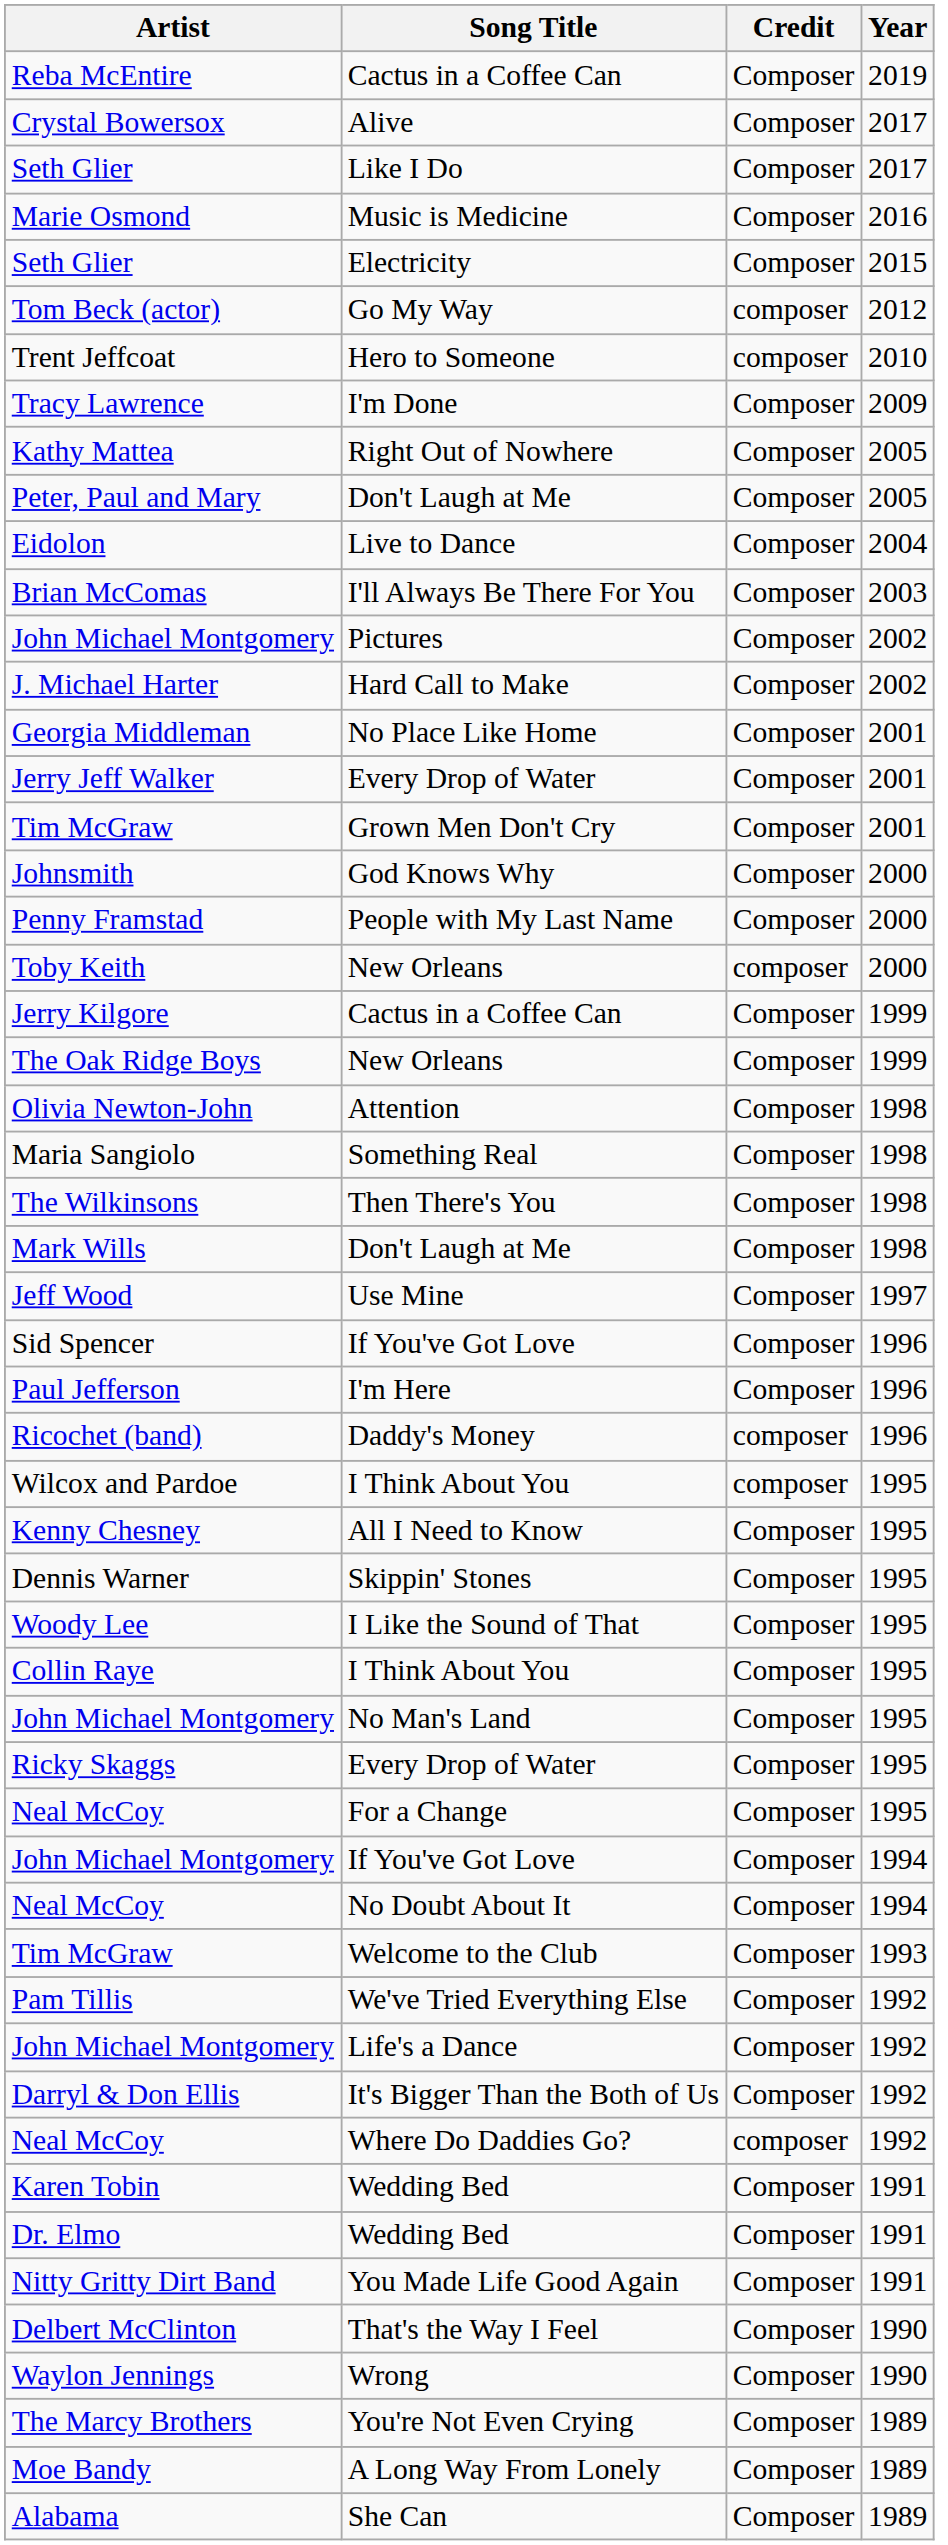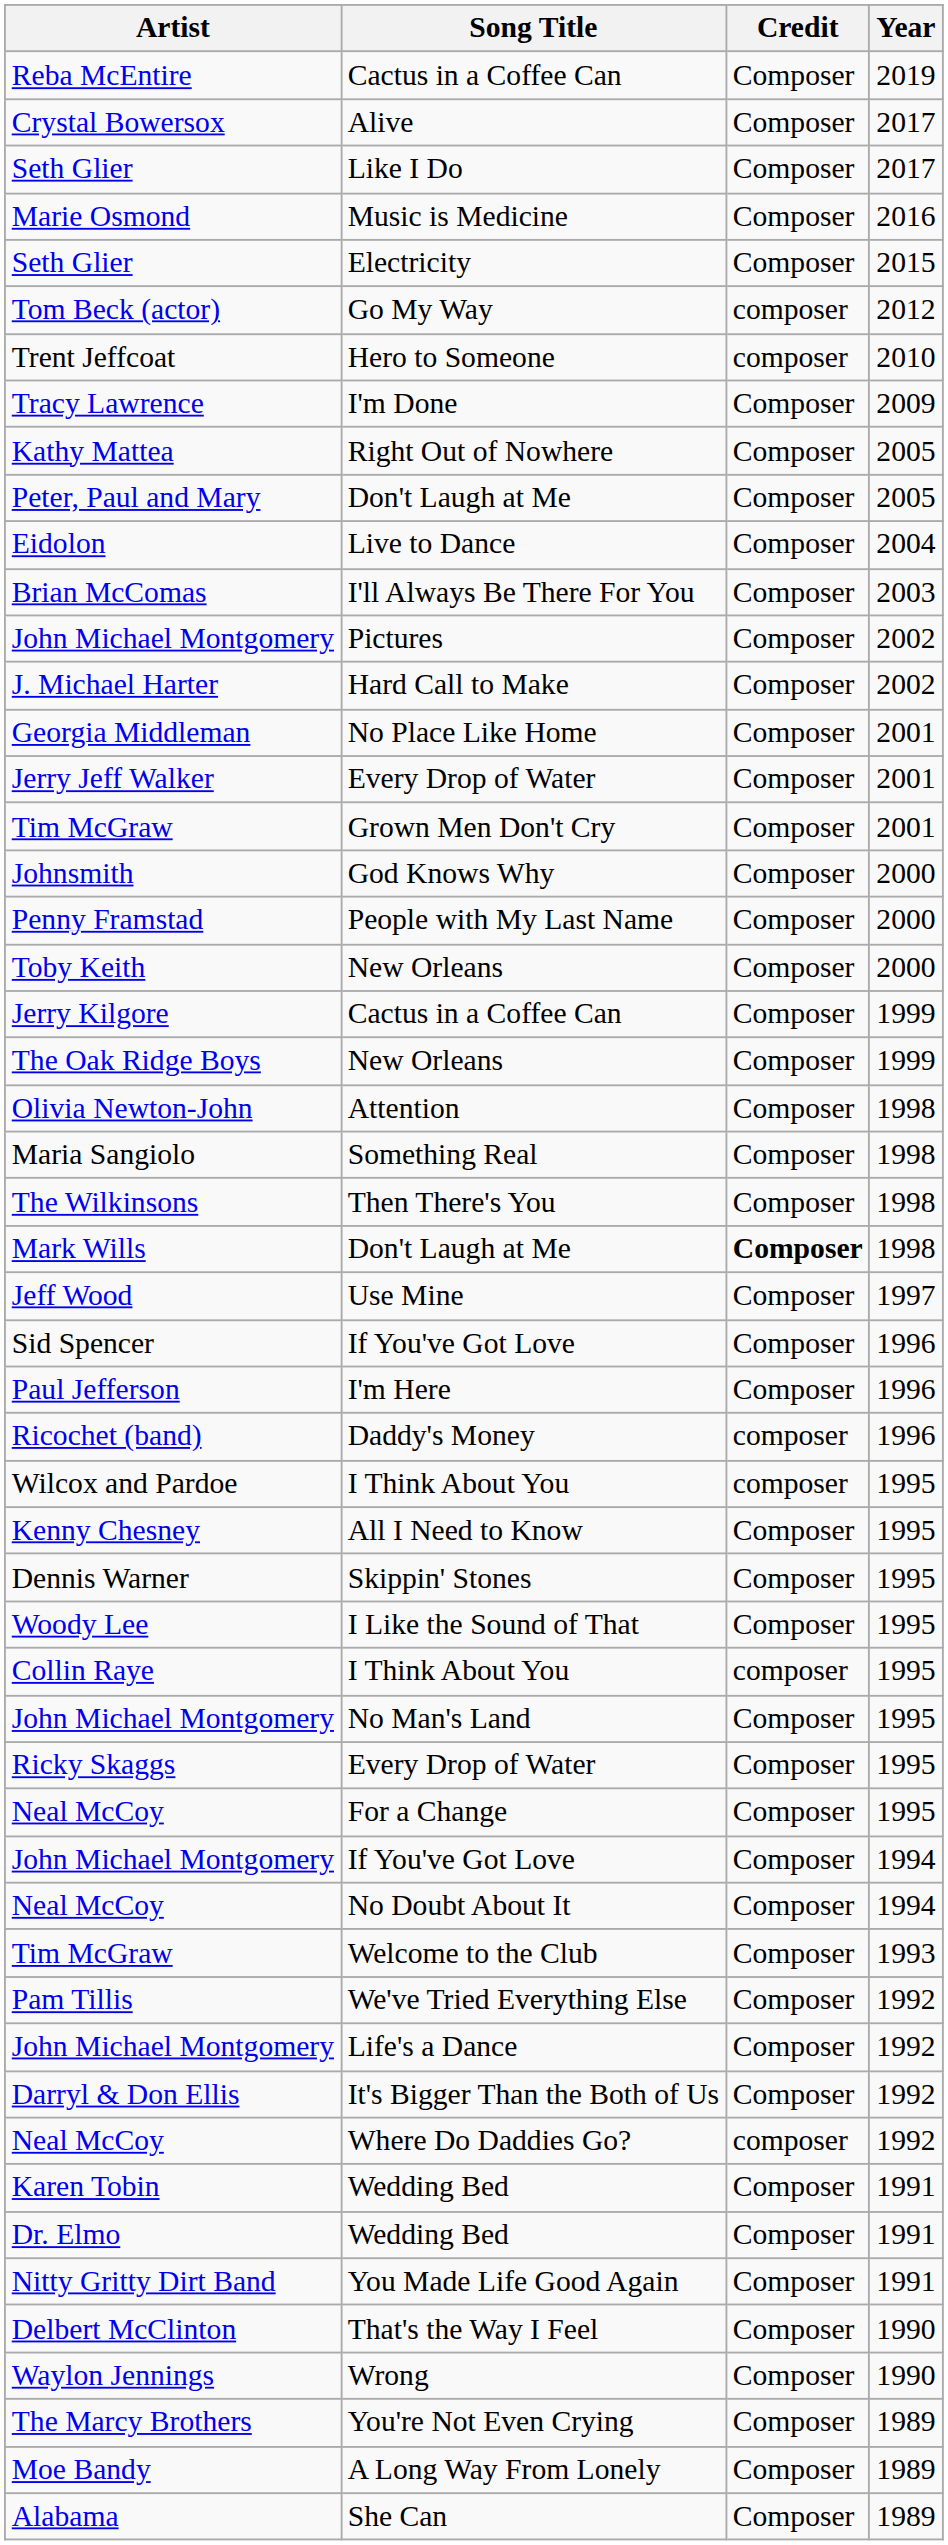(790, 966) composer -> (794, 966) Composer
(794, 1248) normal -> (798, 1248) bold
(794, 1671) Composer -> (790, 1671) composer
